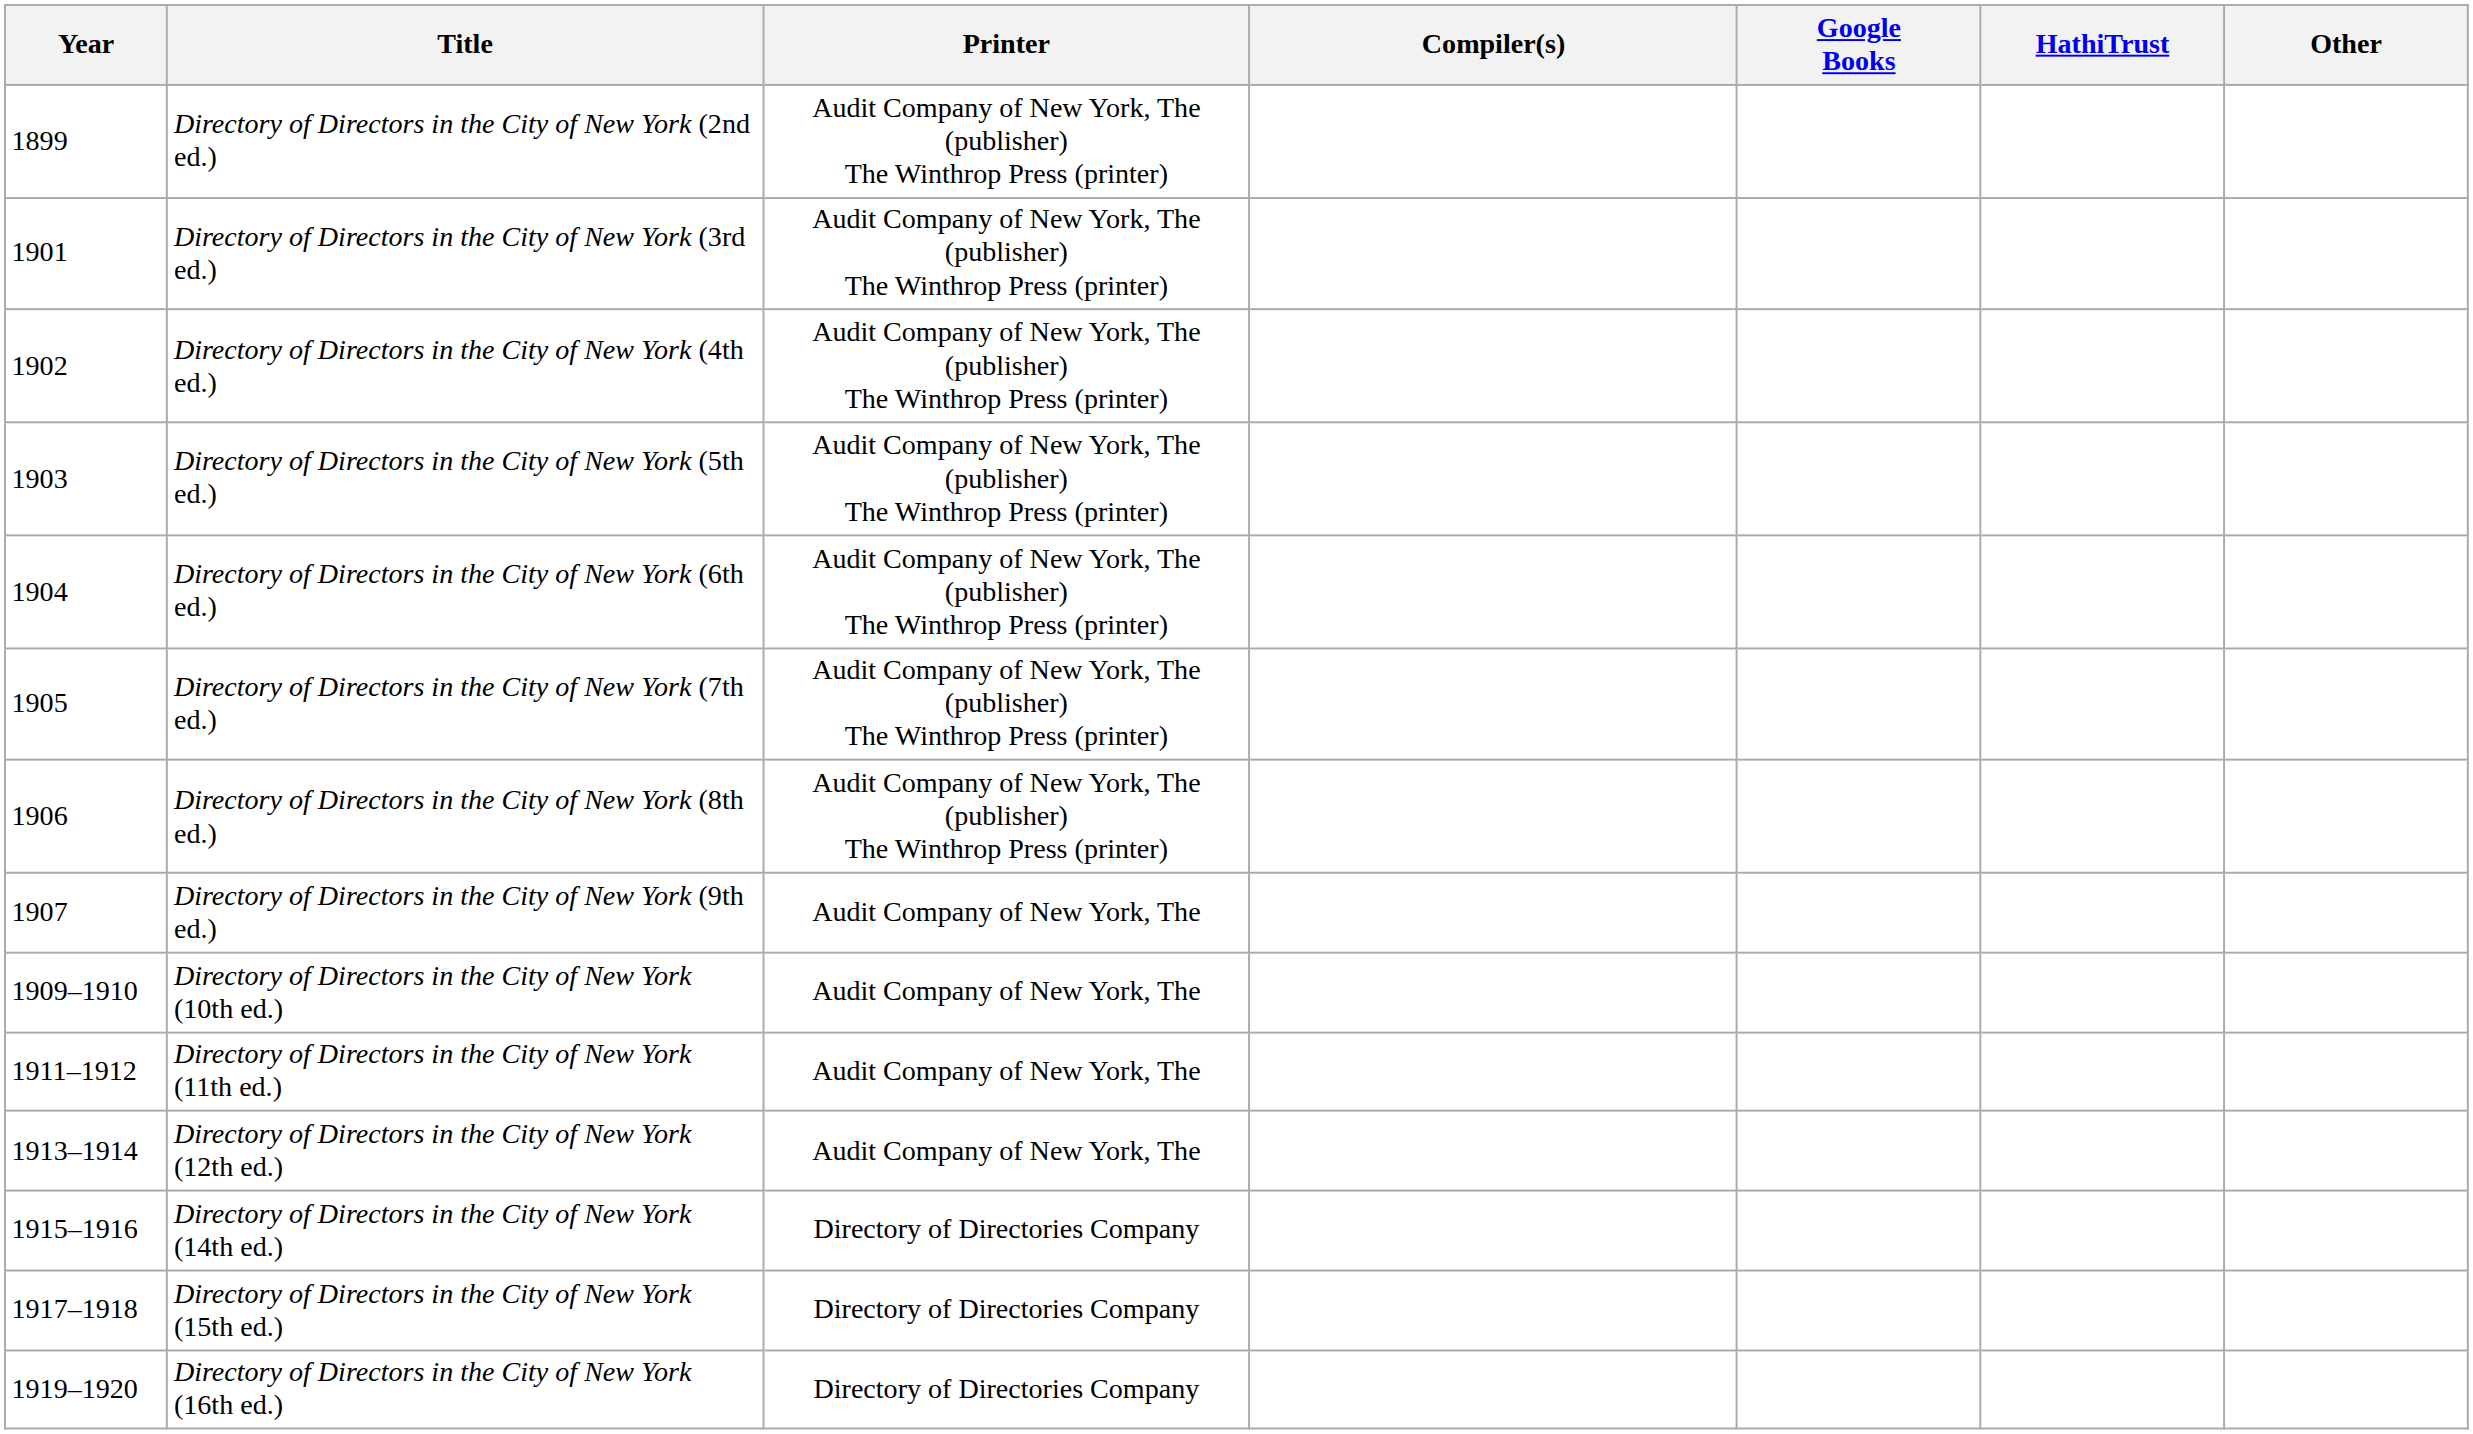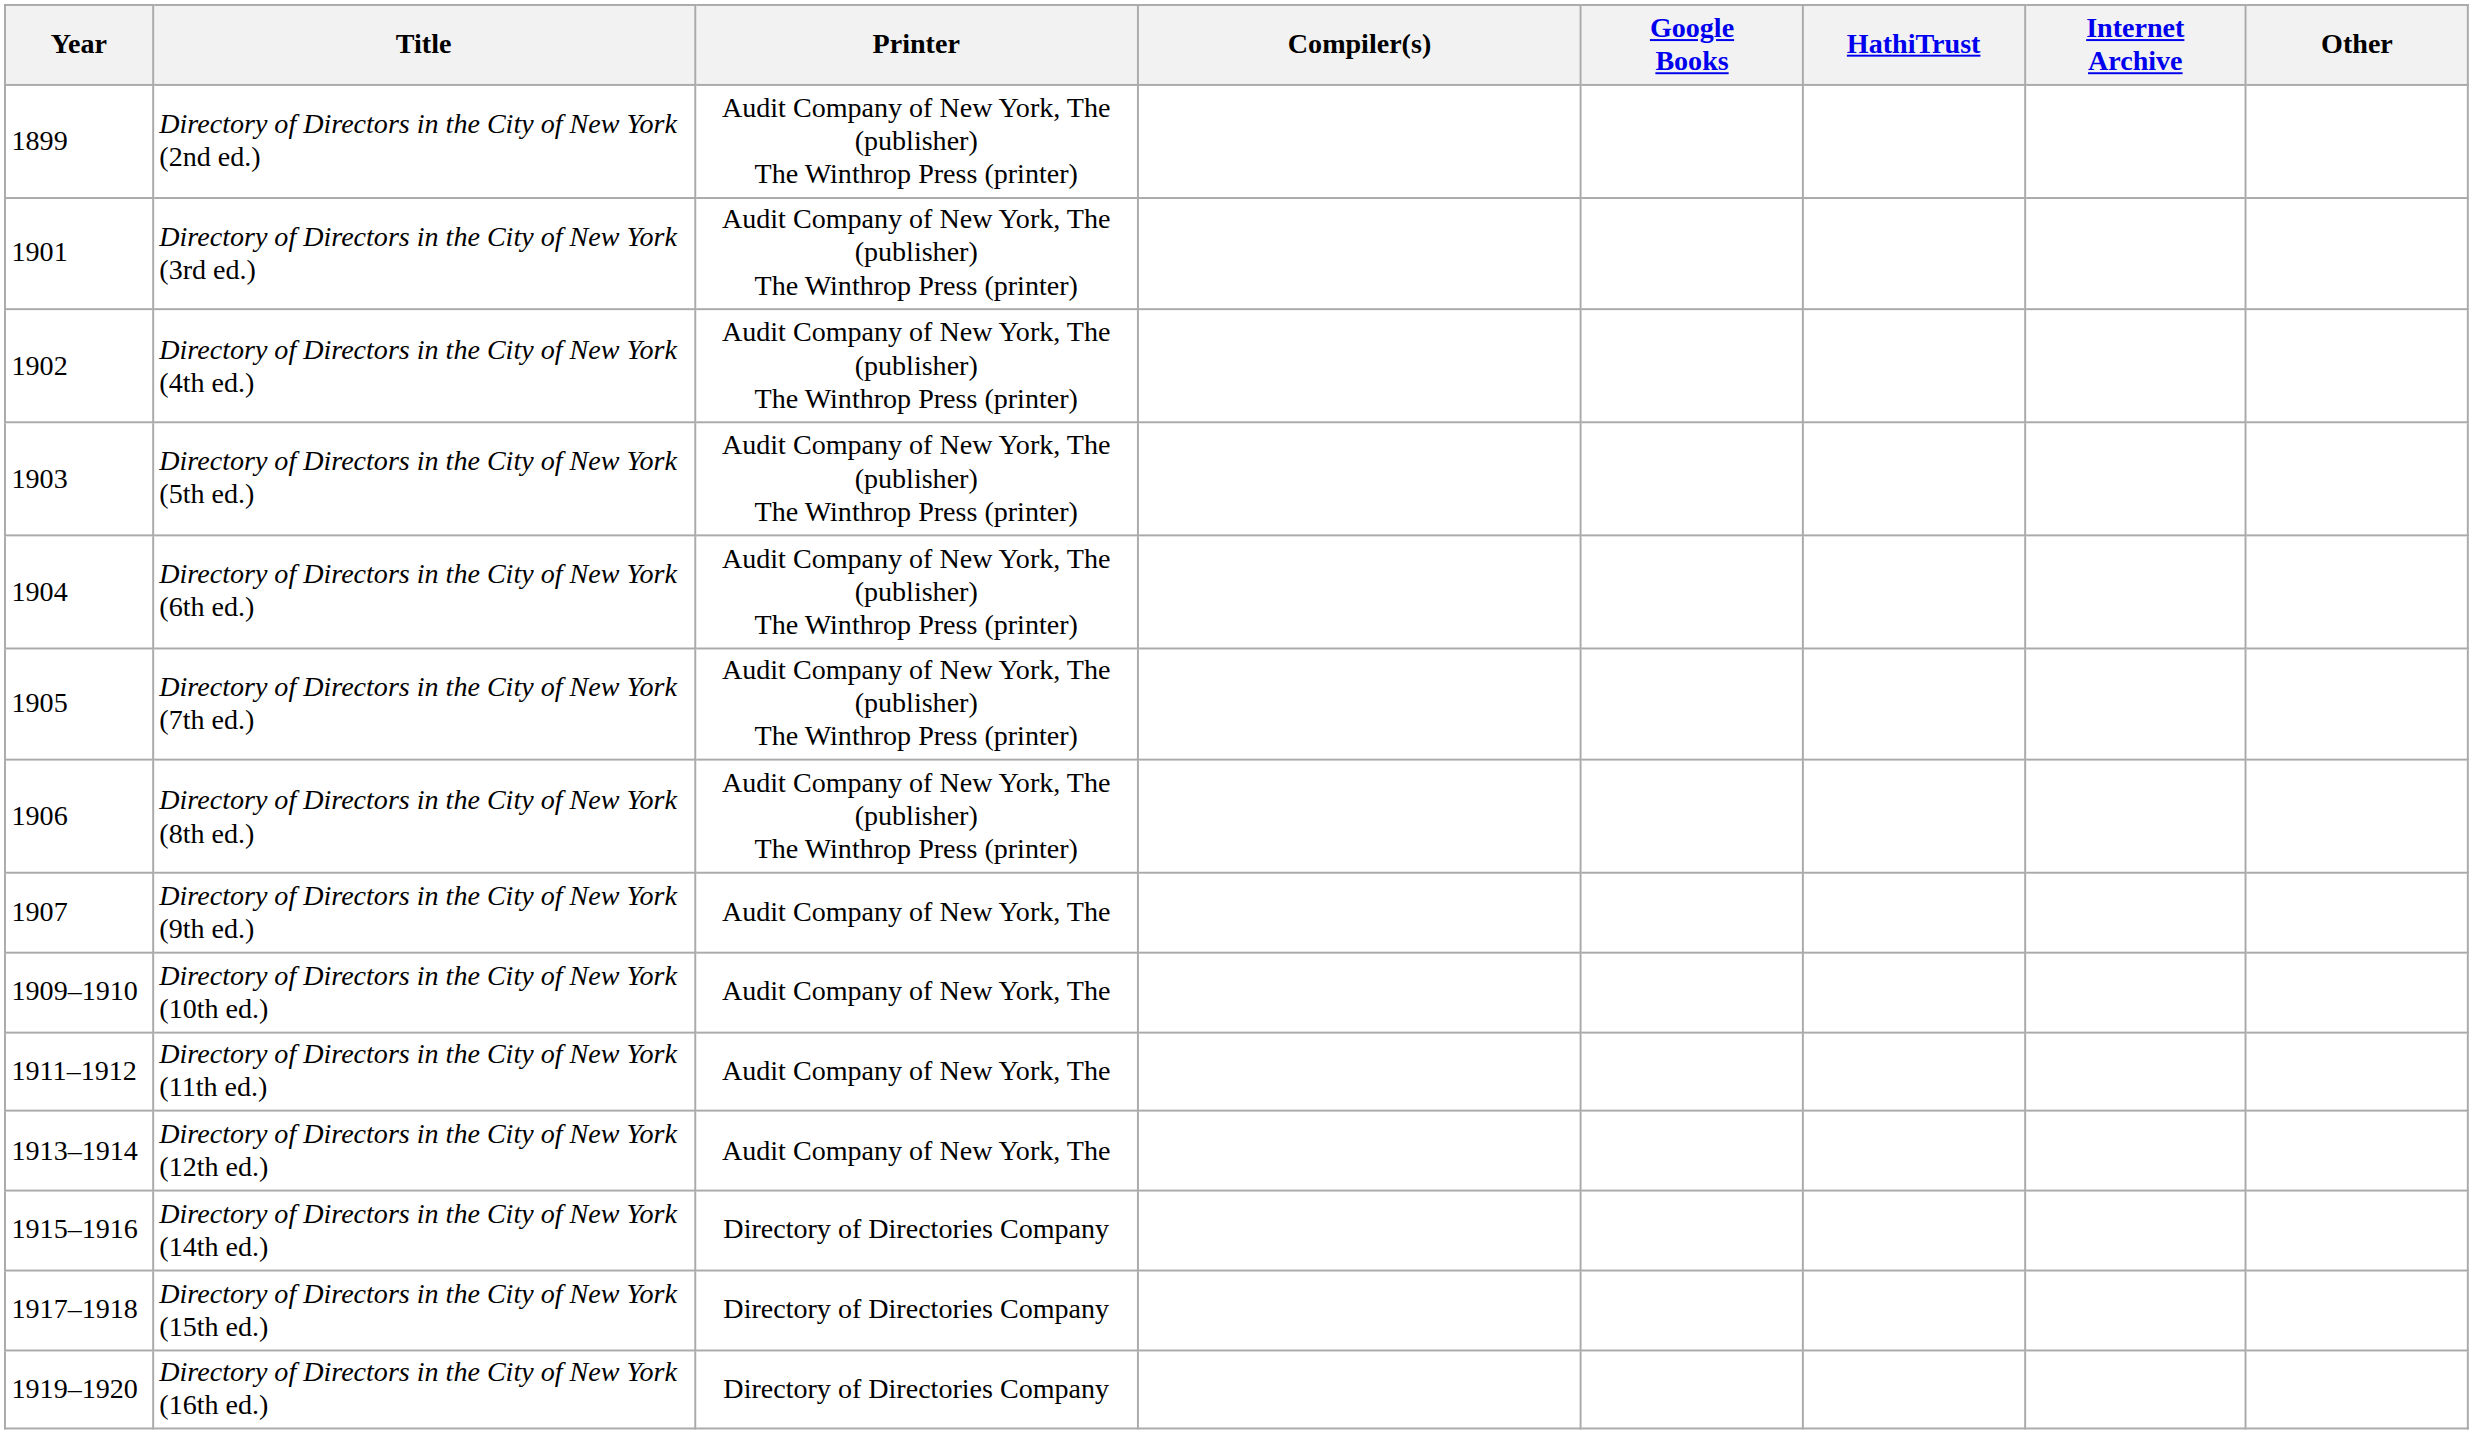+ column: (2135, 44)
